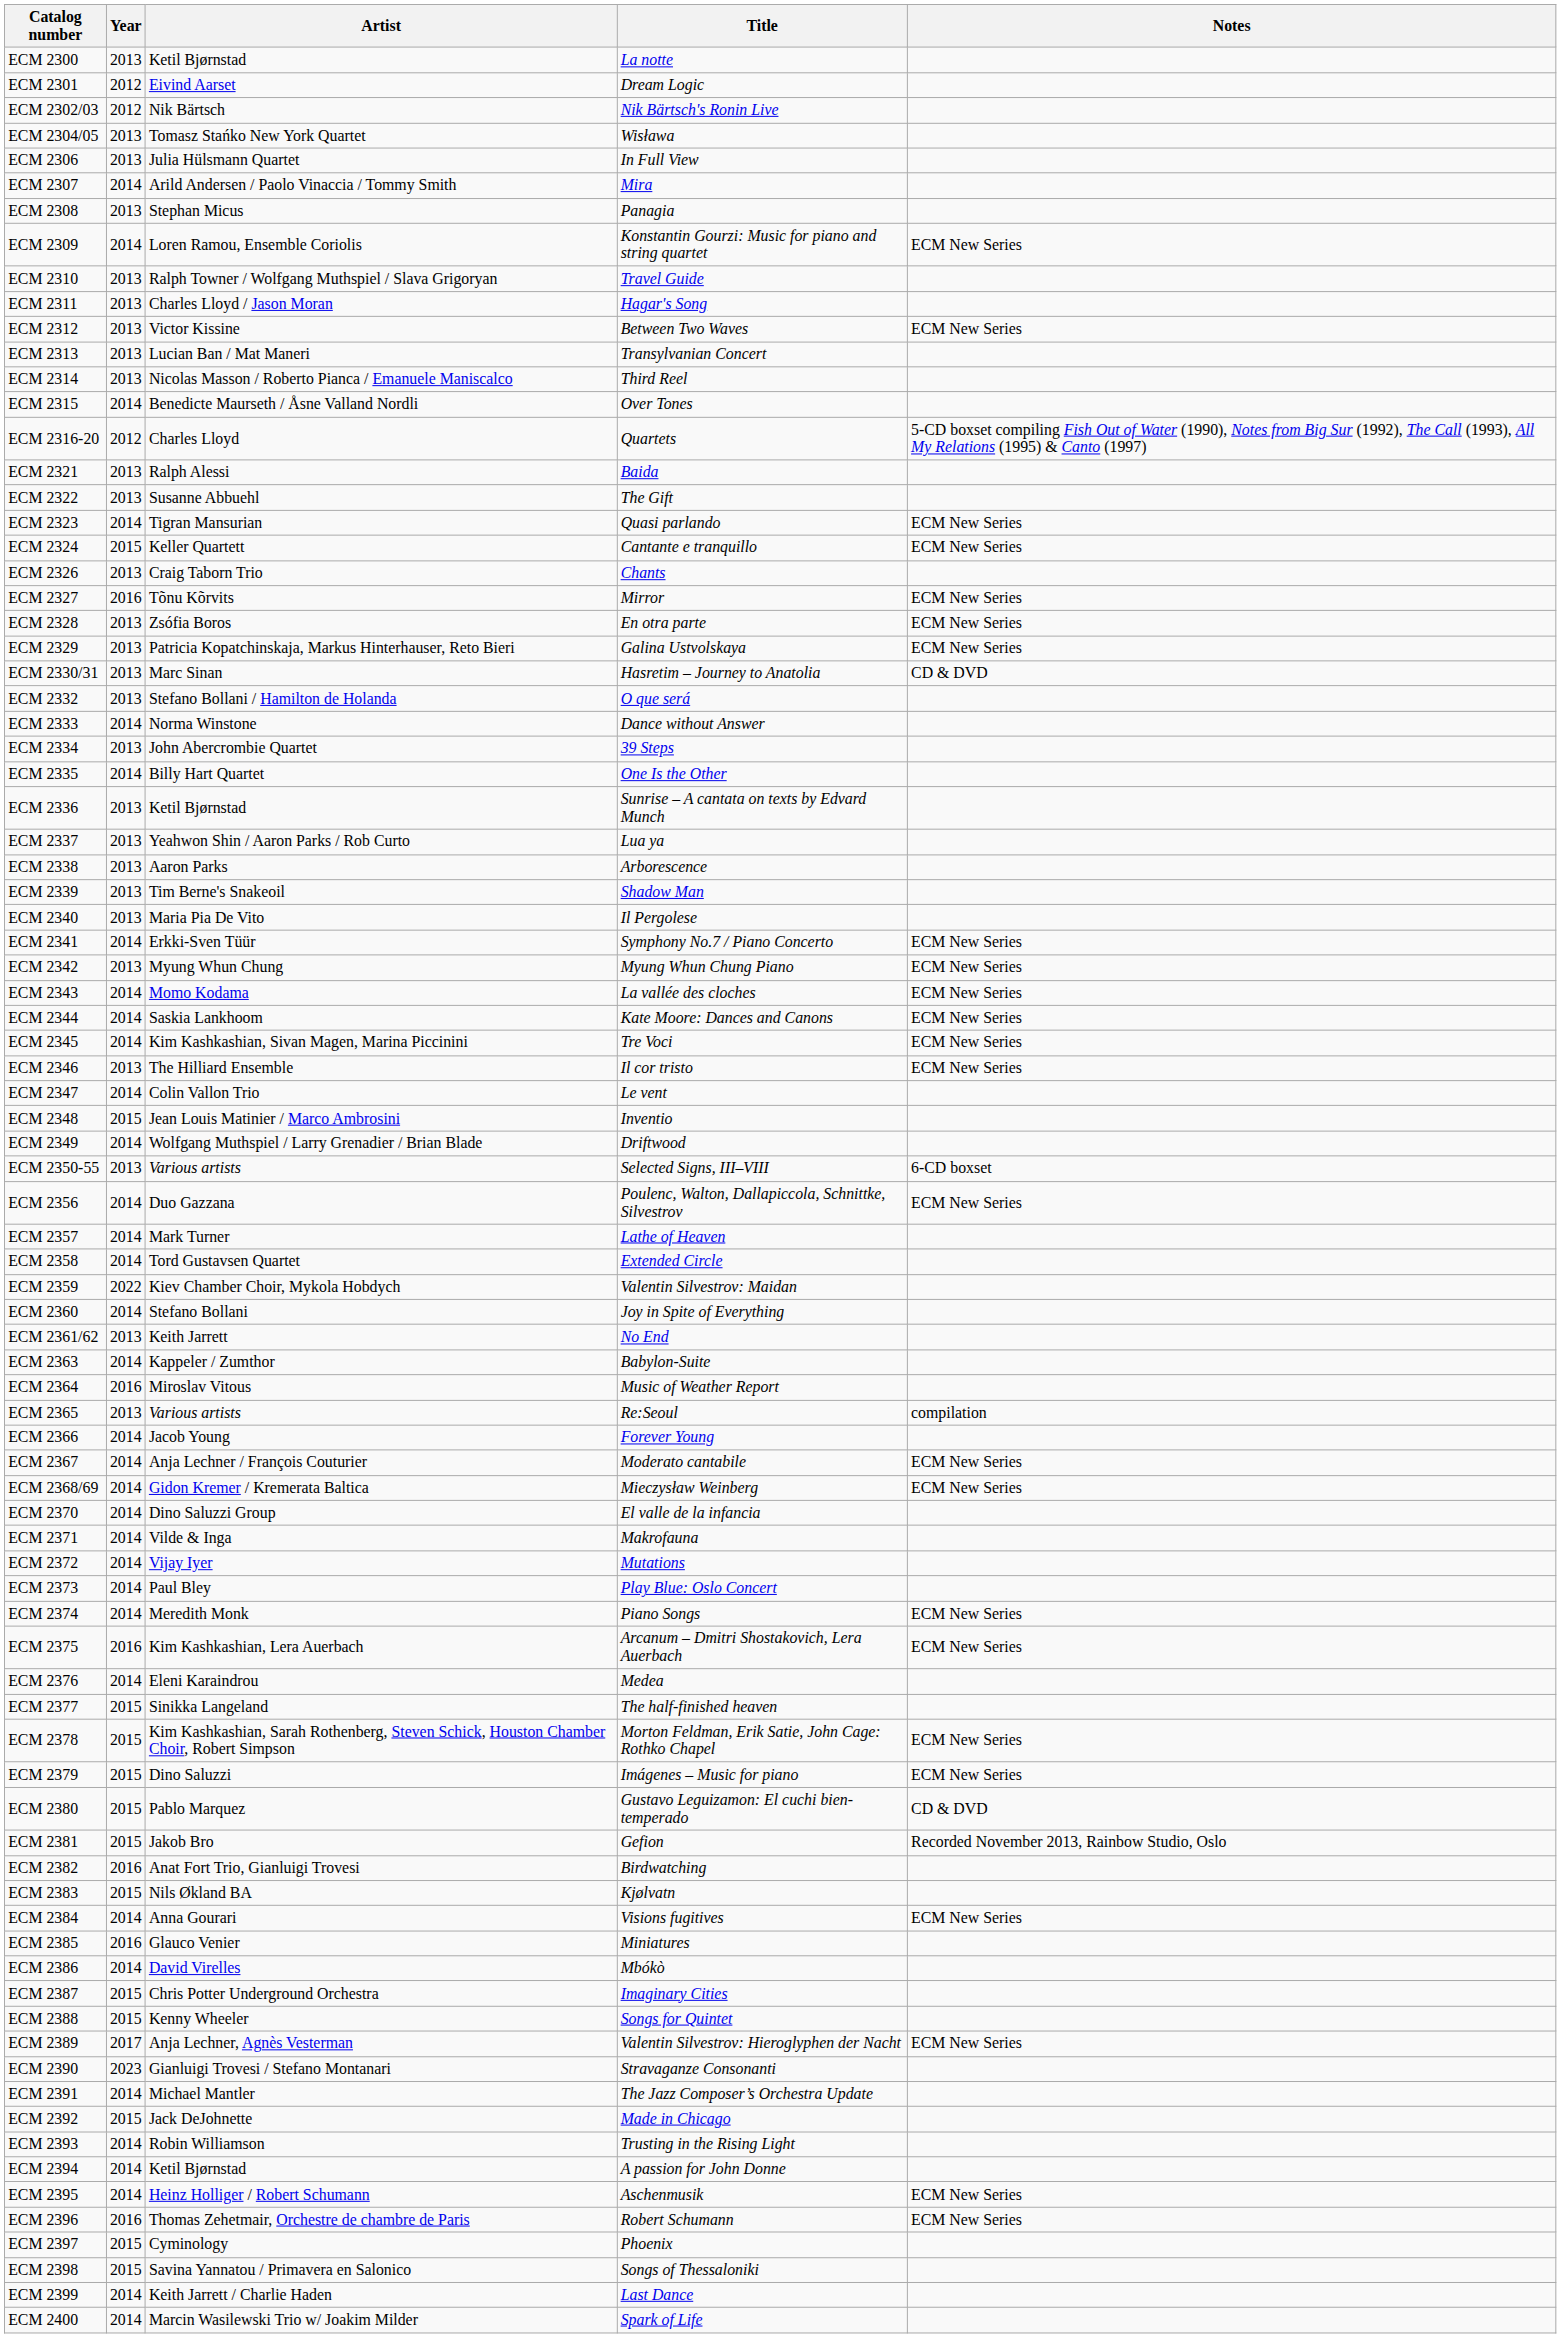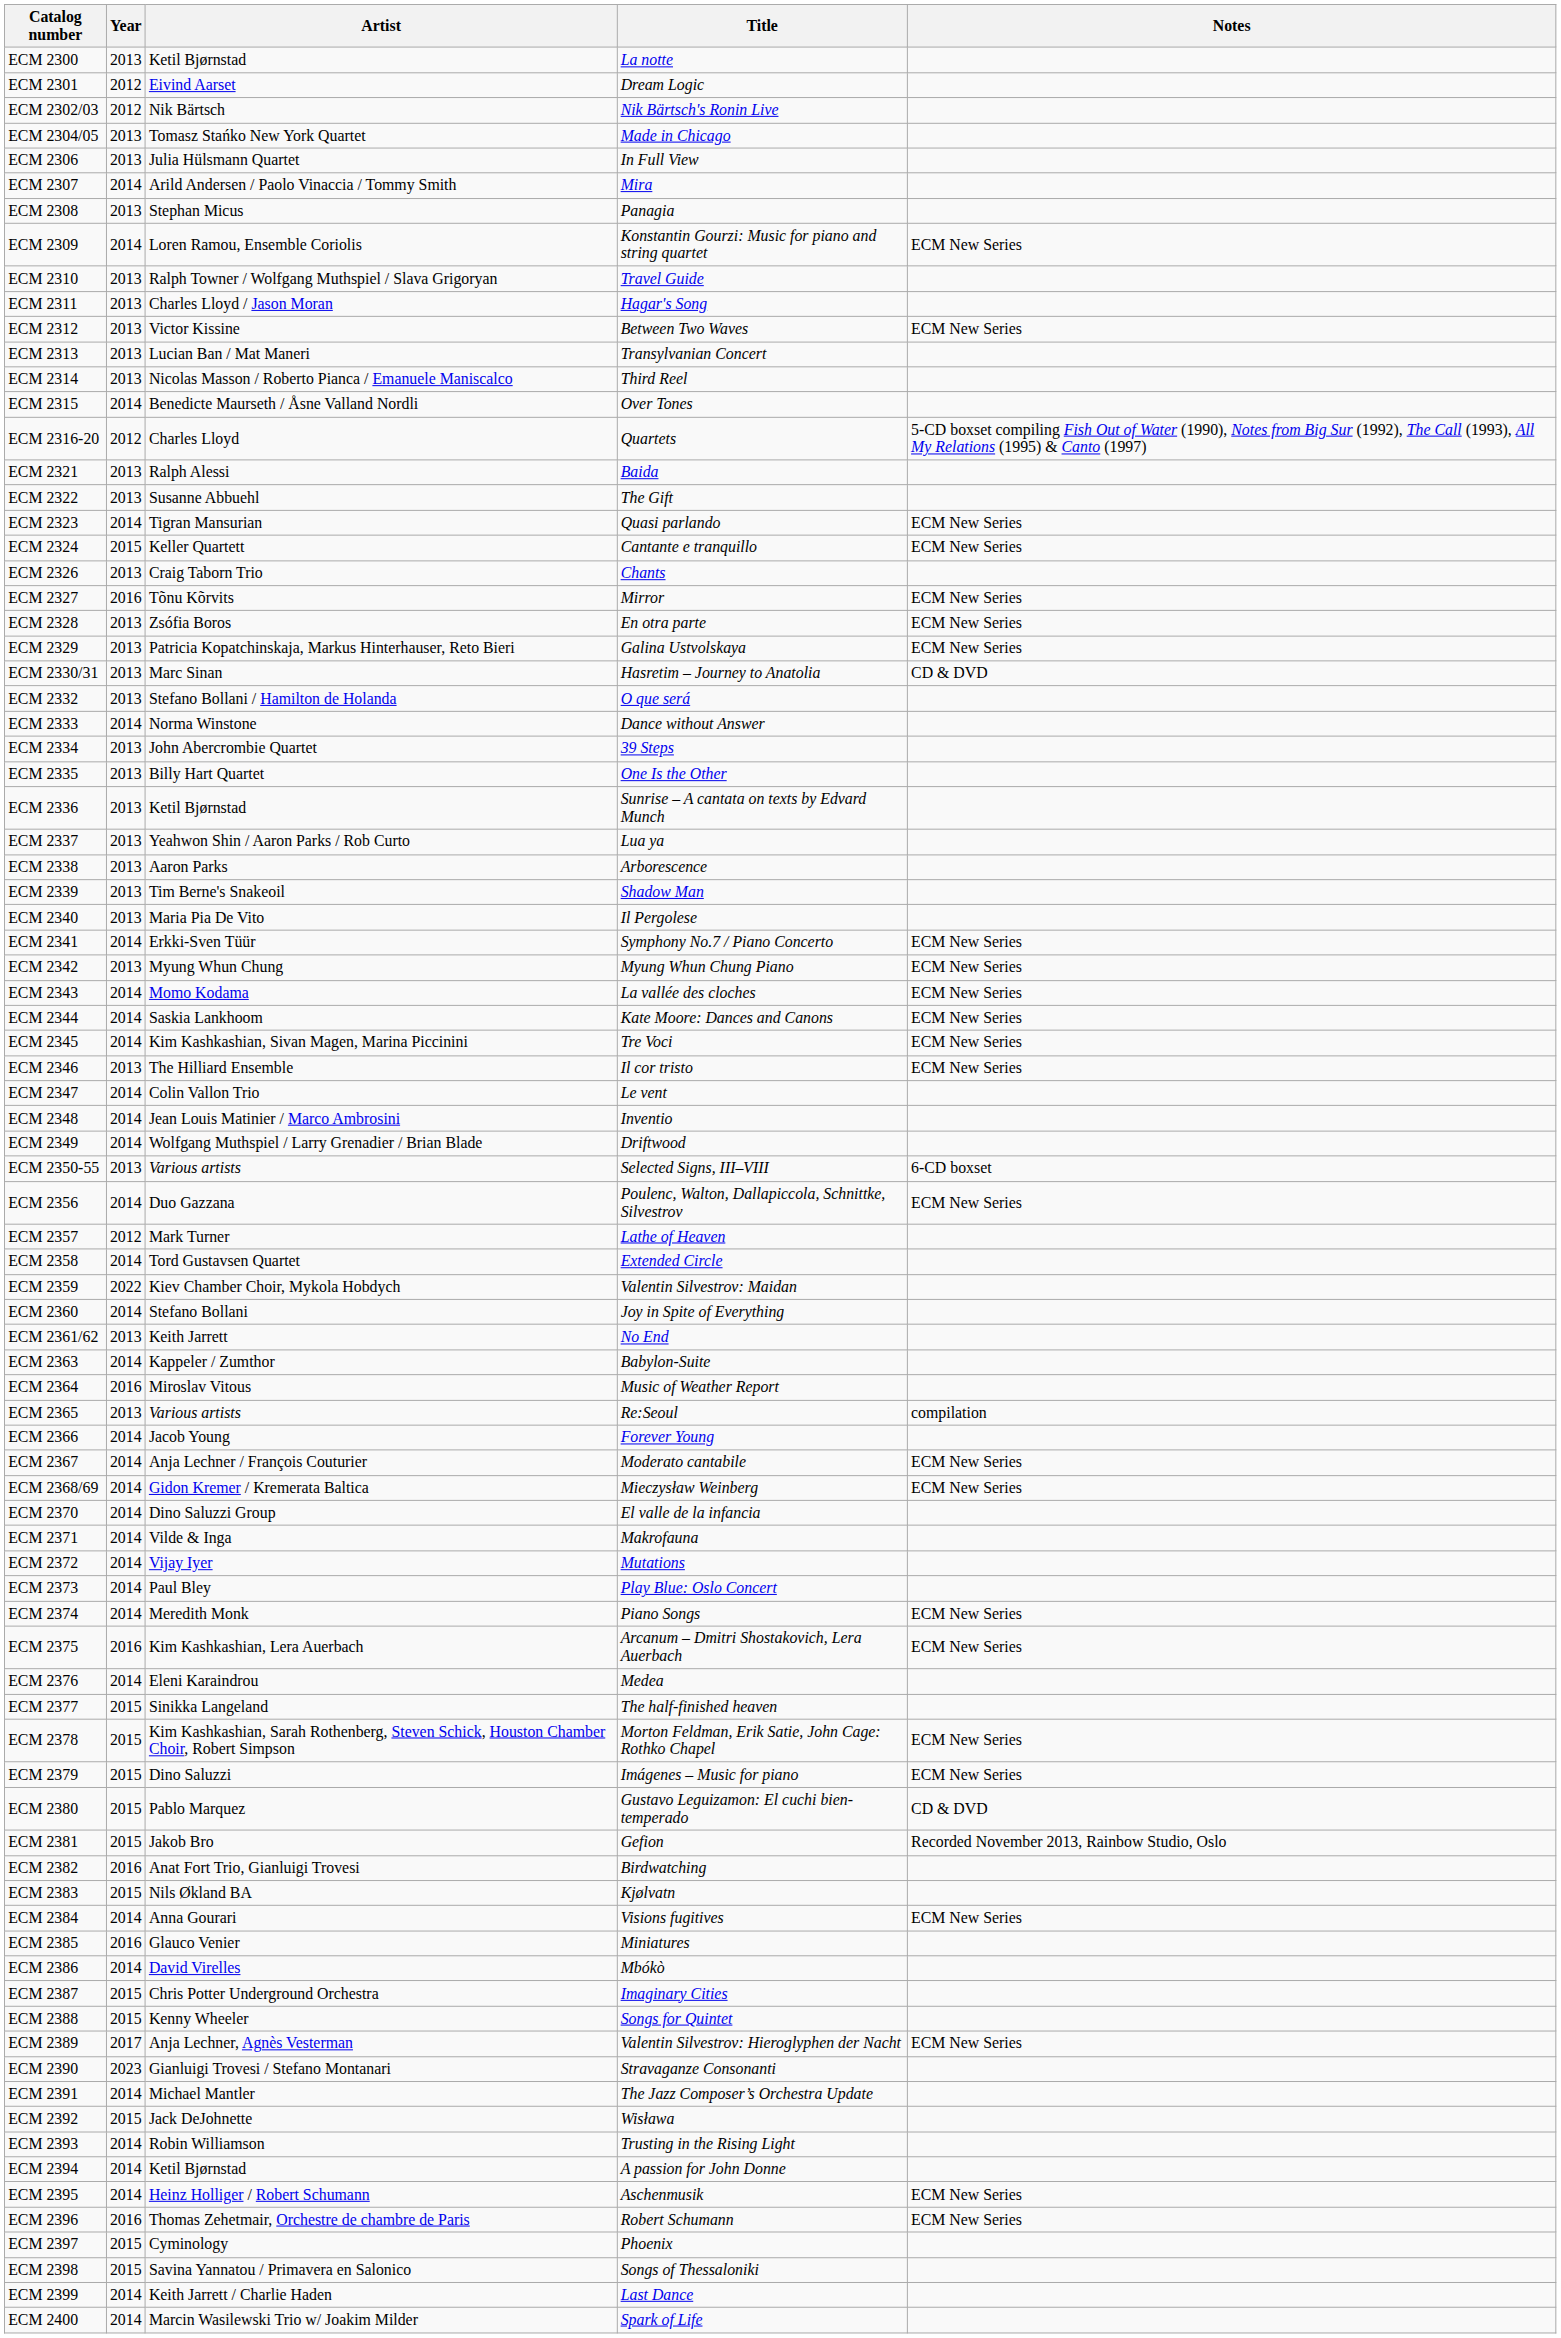(647, 135) Wisława -> (676, 135) Made in Chicago
(126, 773) 2014 -> (126, 773) 2013
(126, 1118) 2015 -> (126, 1118) 2014
(126, 1236) 2014 -> (126, 1236) 2012
(676, 2119) Made in Chicago -> (647, 2119) Wisława
